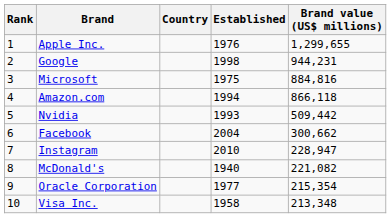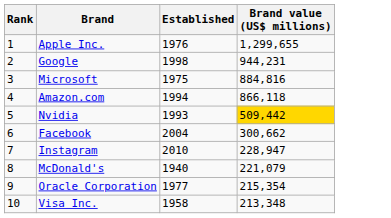- column: (185, 20)
(314, 115) no background -> (263, 115) gold background
(314, 168) 221,082 -> (263, 168) 221,079
